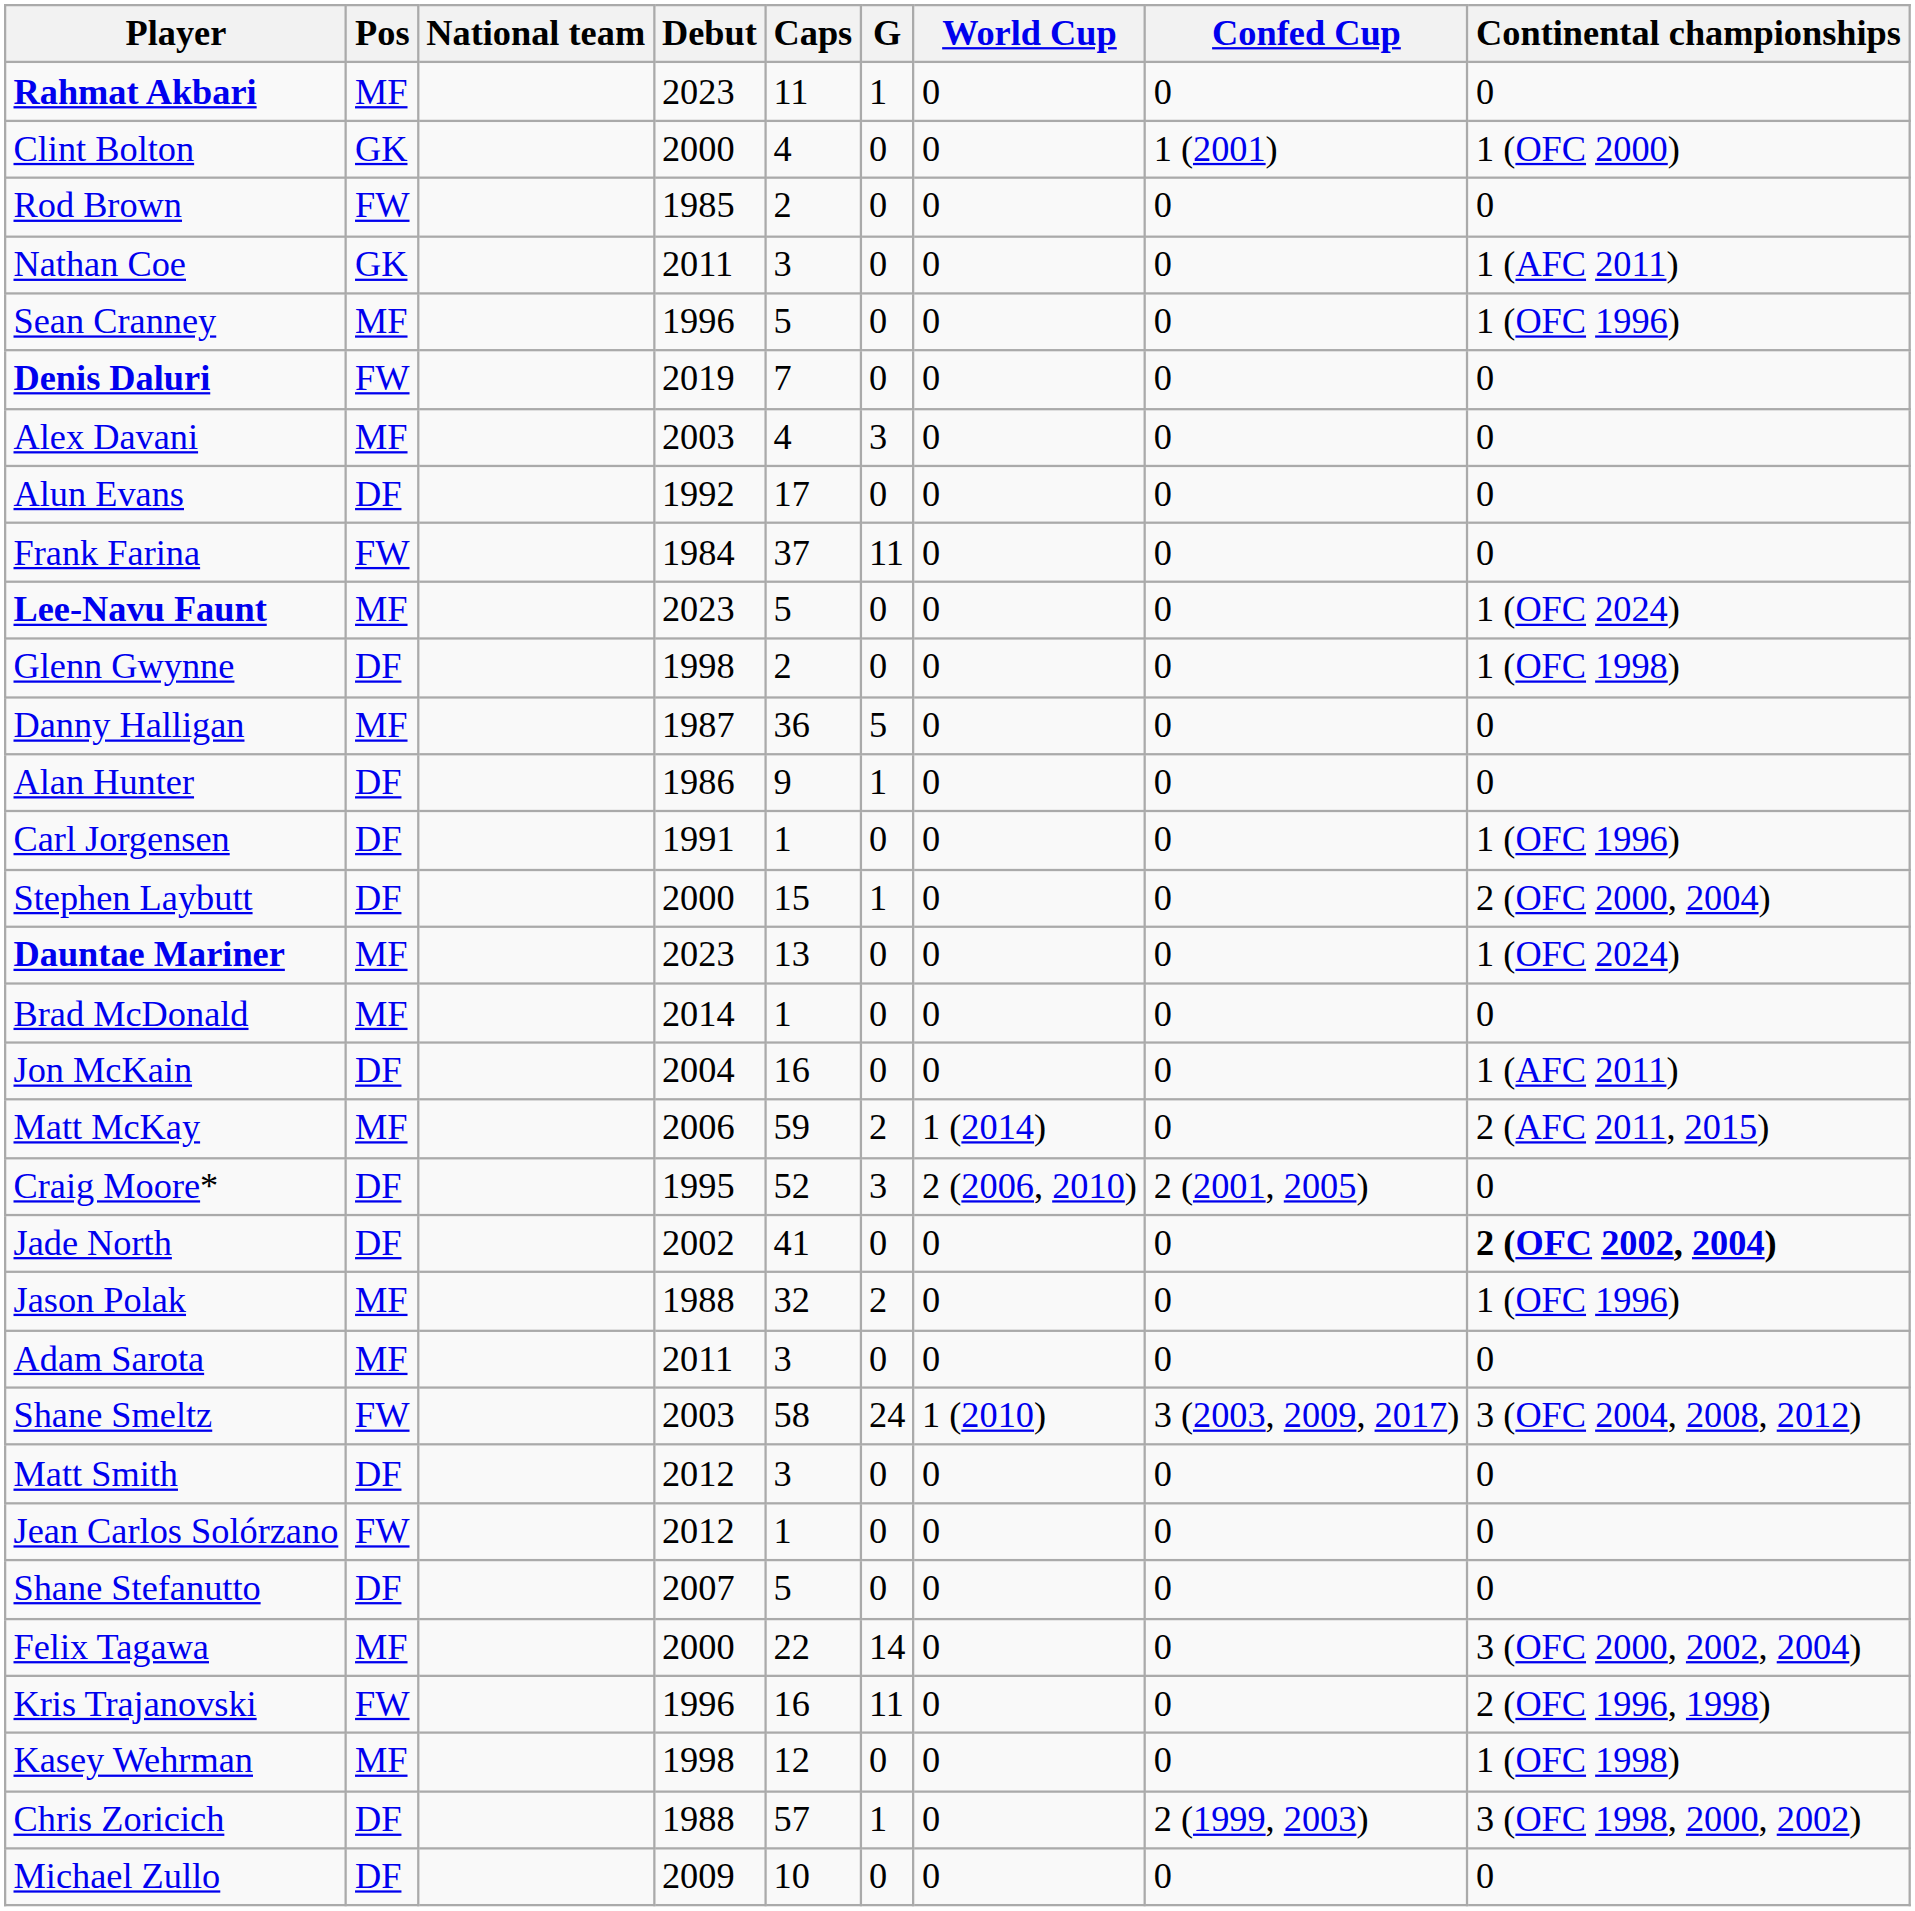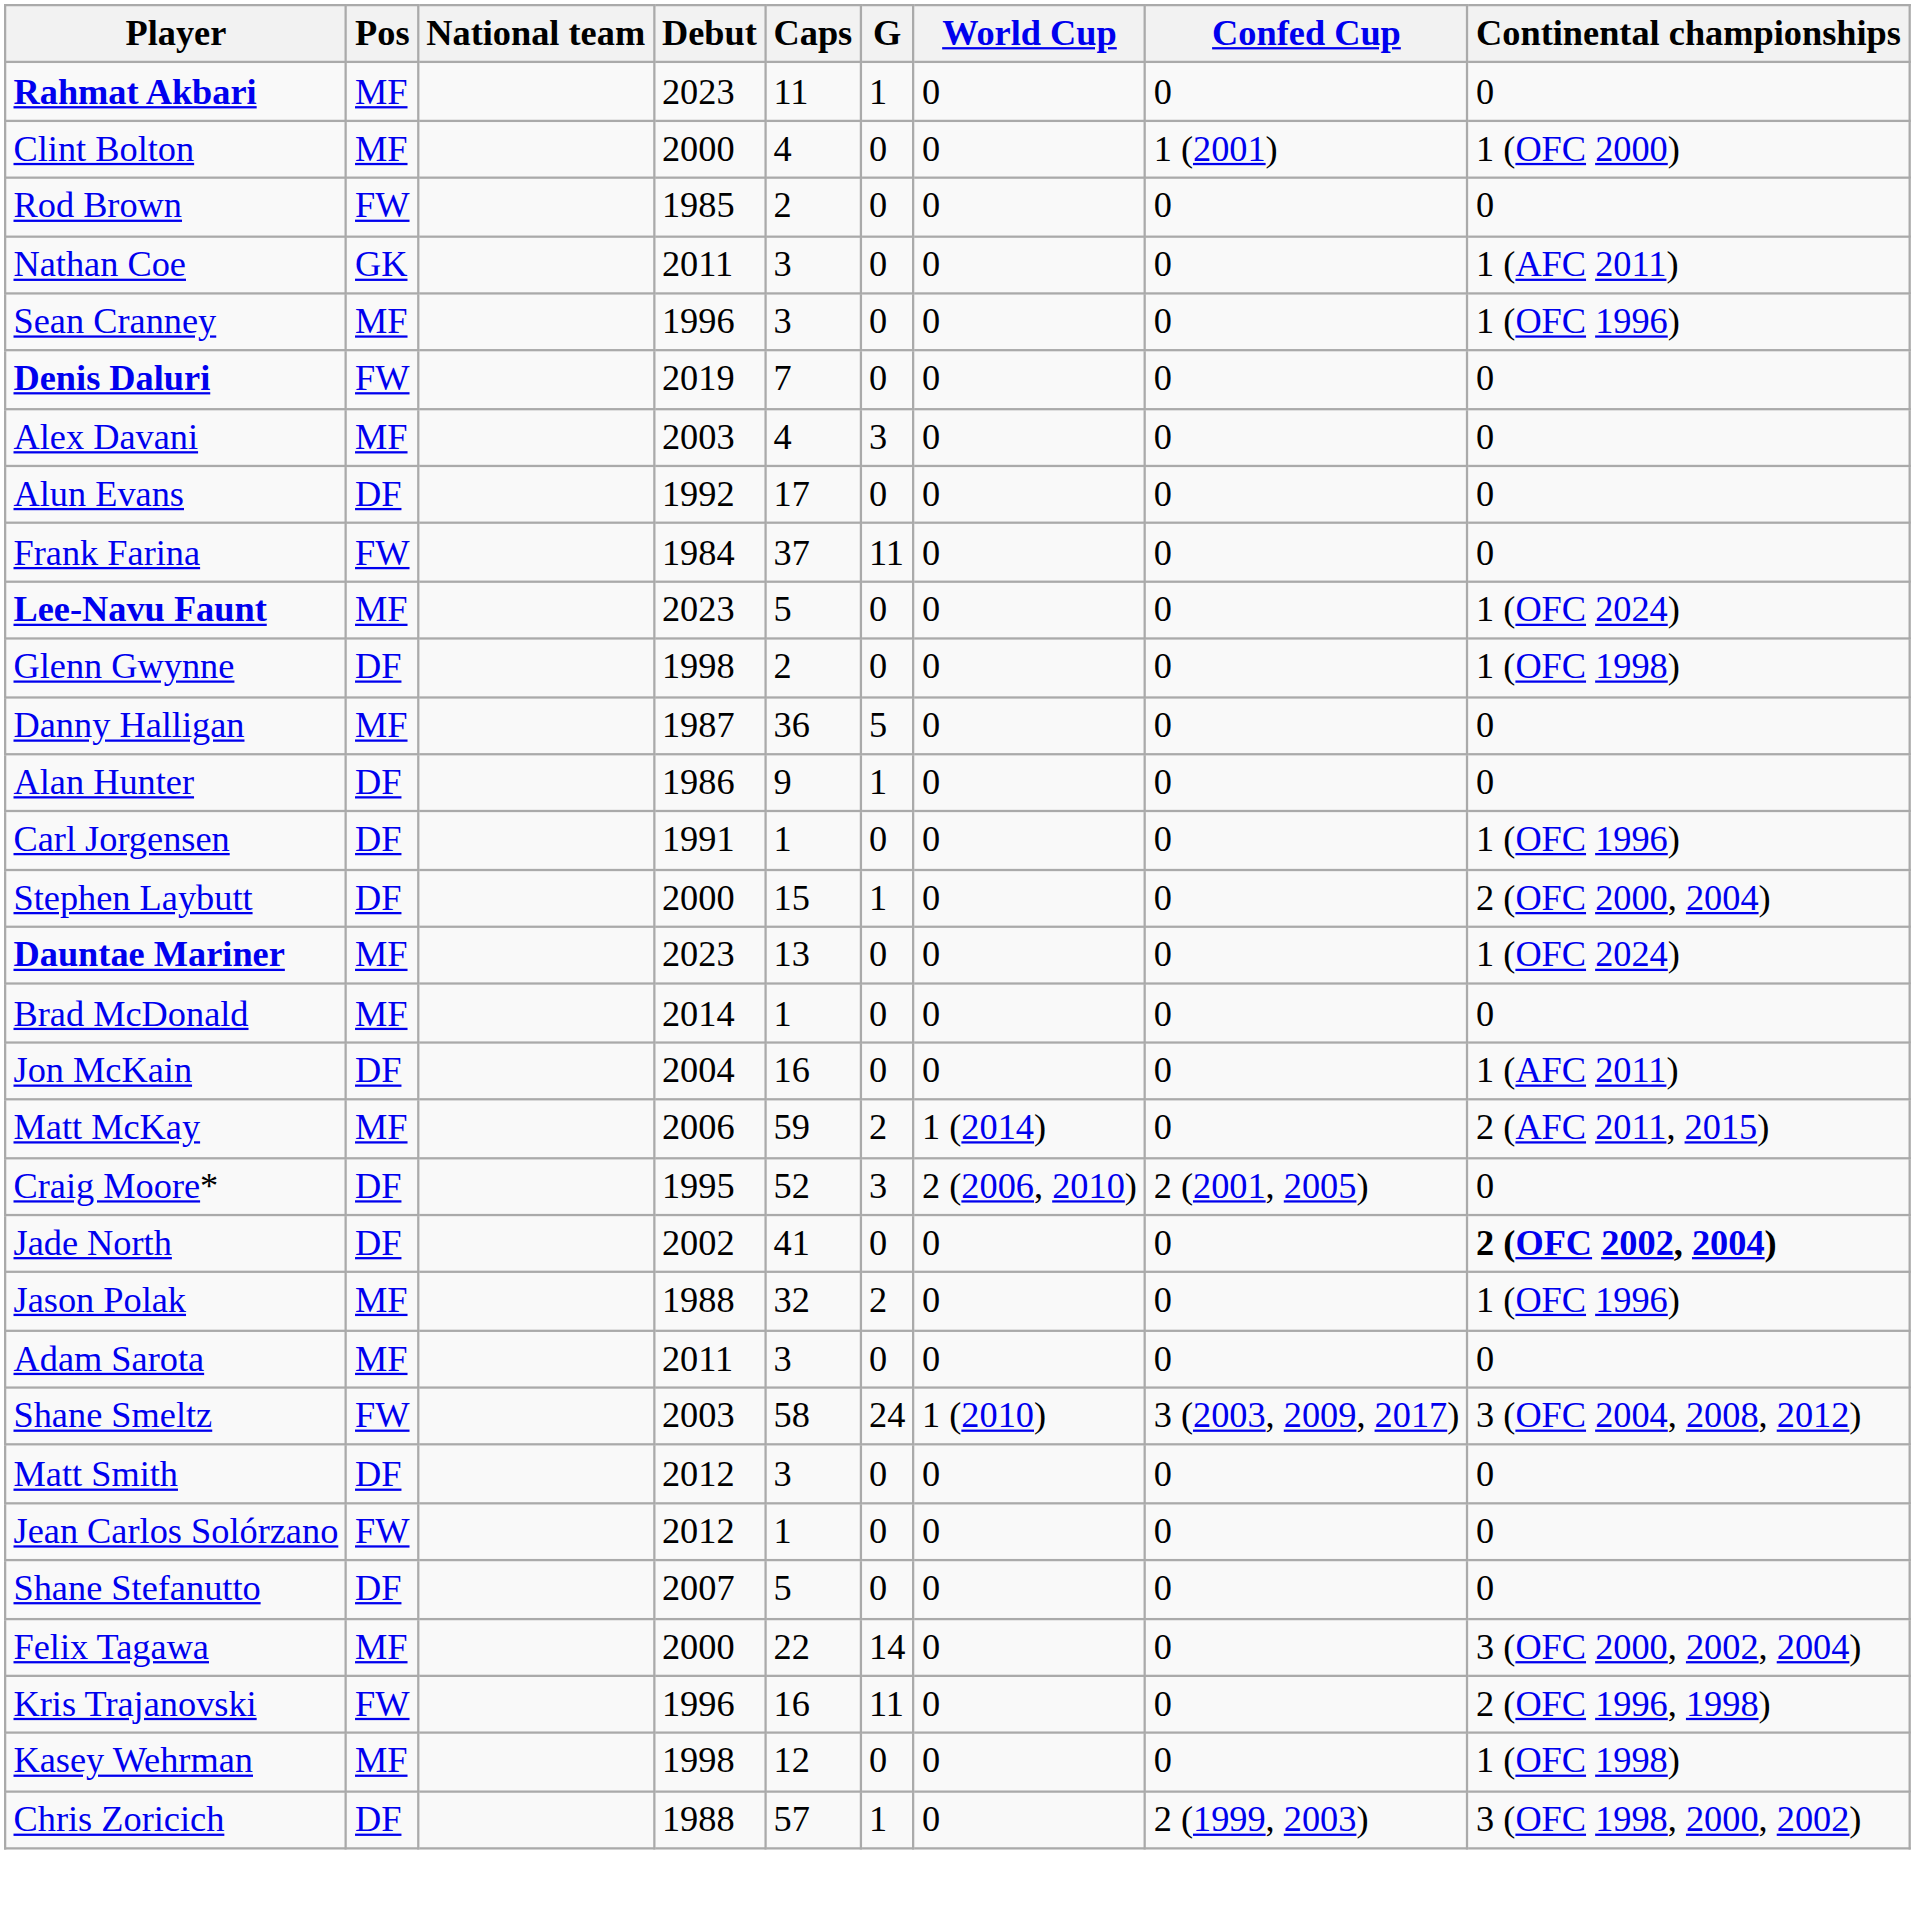(381, 148) GK -> (381, 148) MF
(783, 321) 5 -> (783, 321) 3
- row: (117, 1876)
